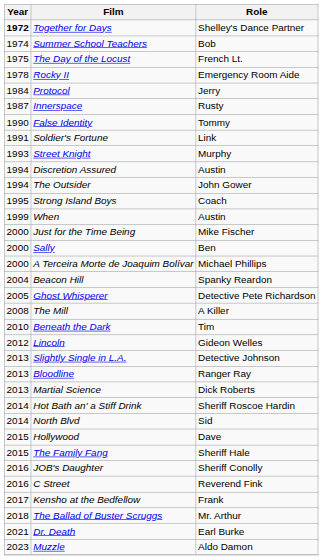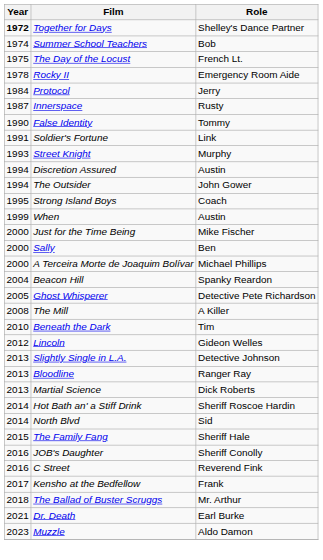- row: (56, 437)
